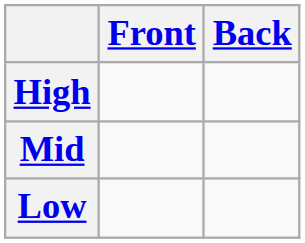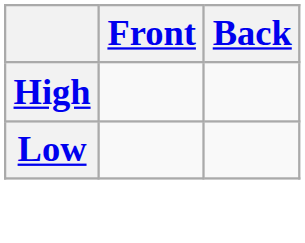- row: (52, 149)
